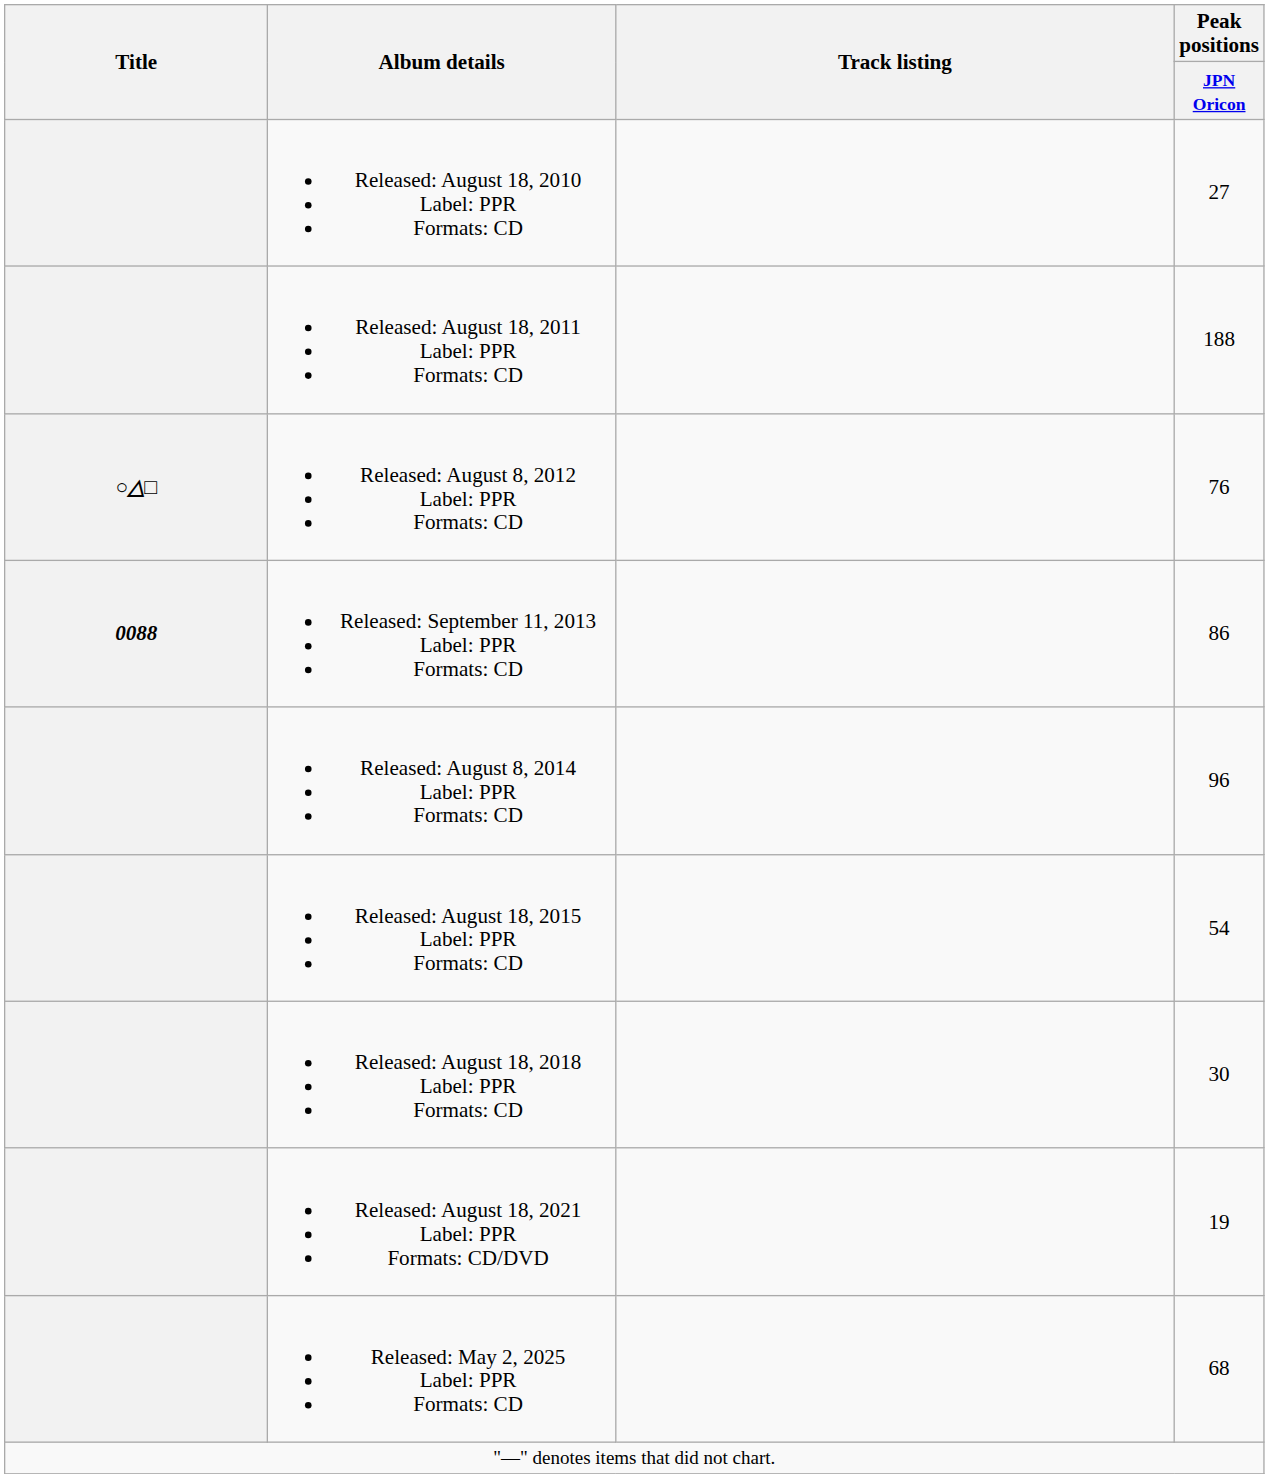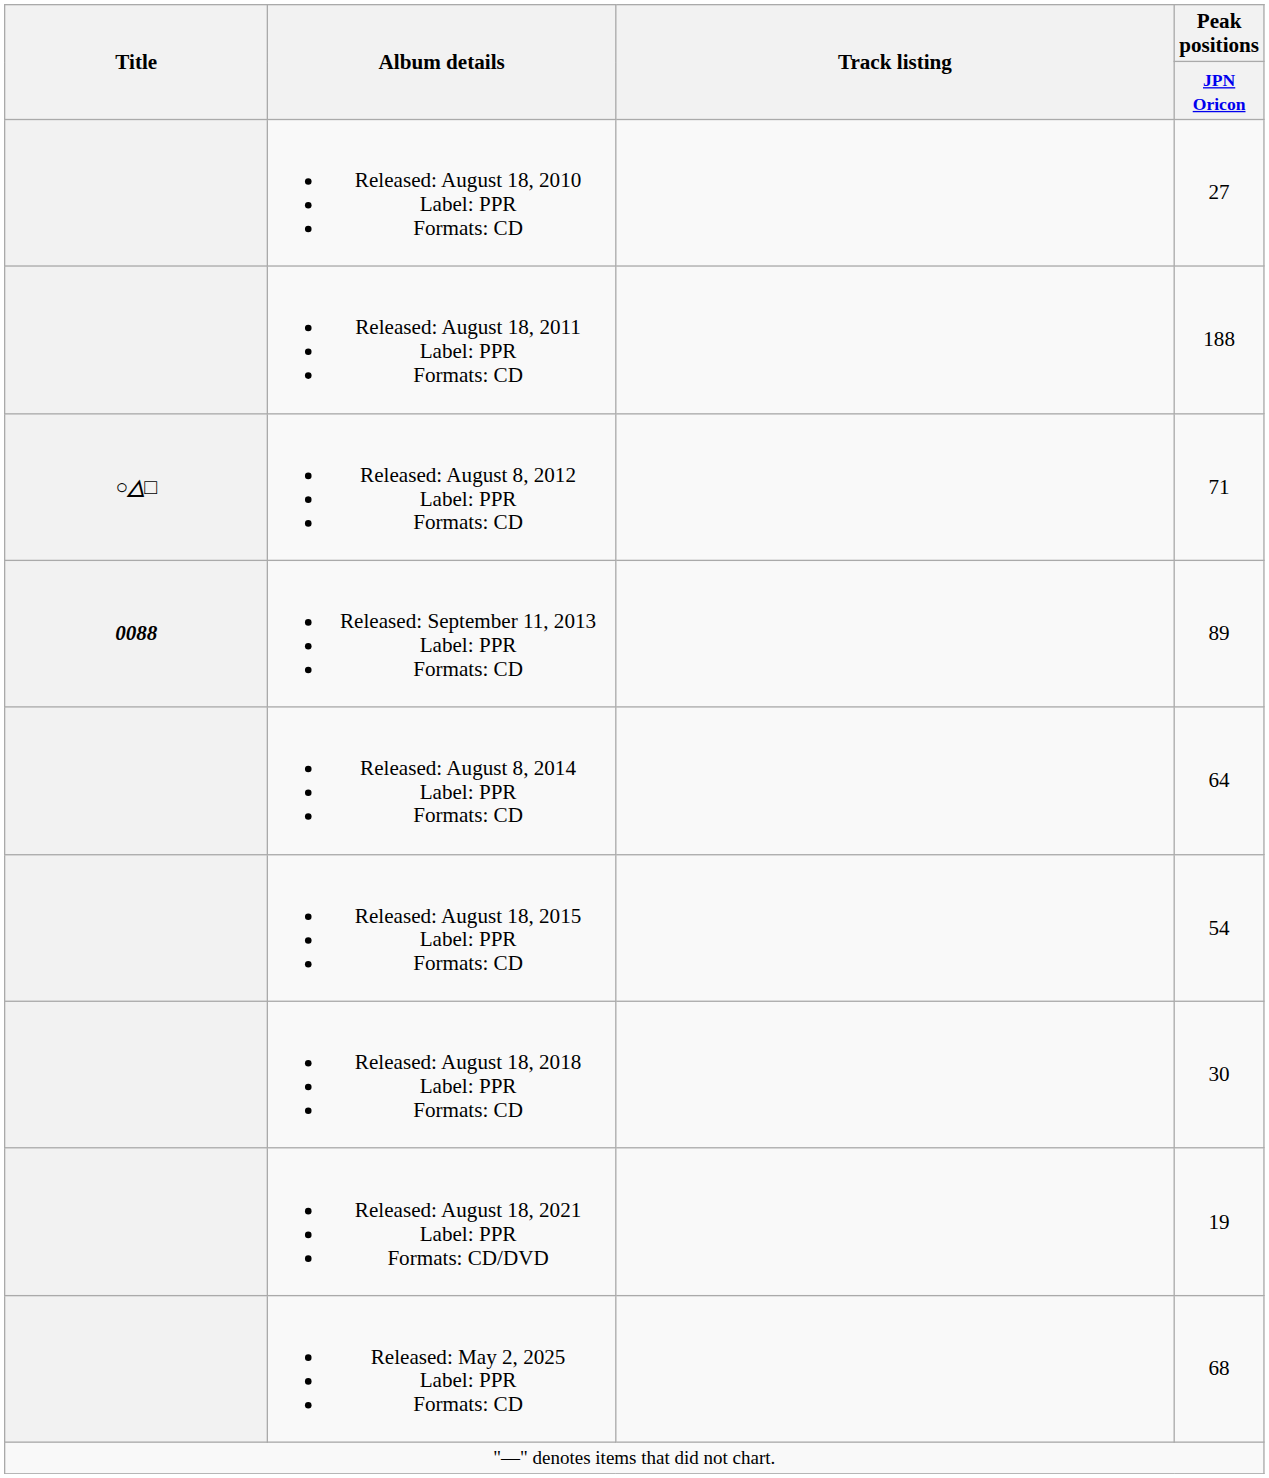(1219, 486) 76 -> (1219, 486) 71
(1219, 633) 86 -> (1219, 633) 89
(1219, 780) 96 -> (1219, 780) 64
